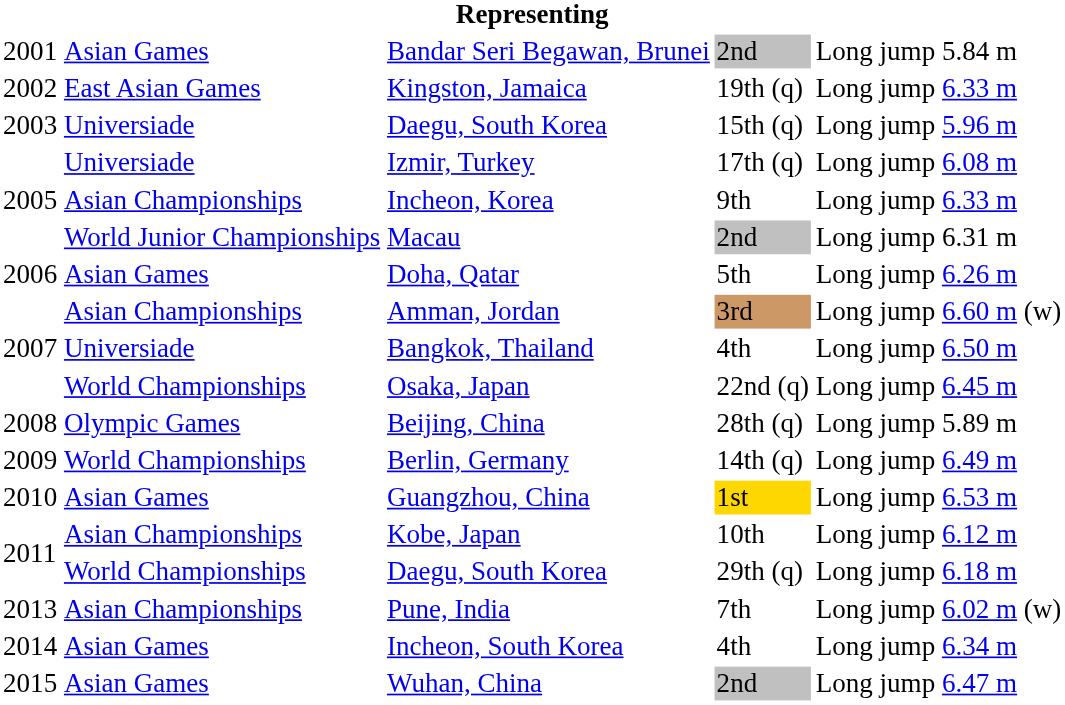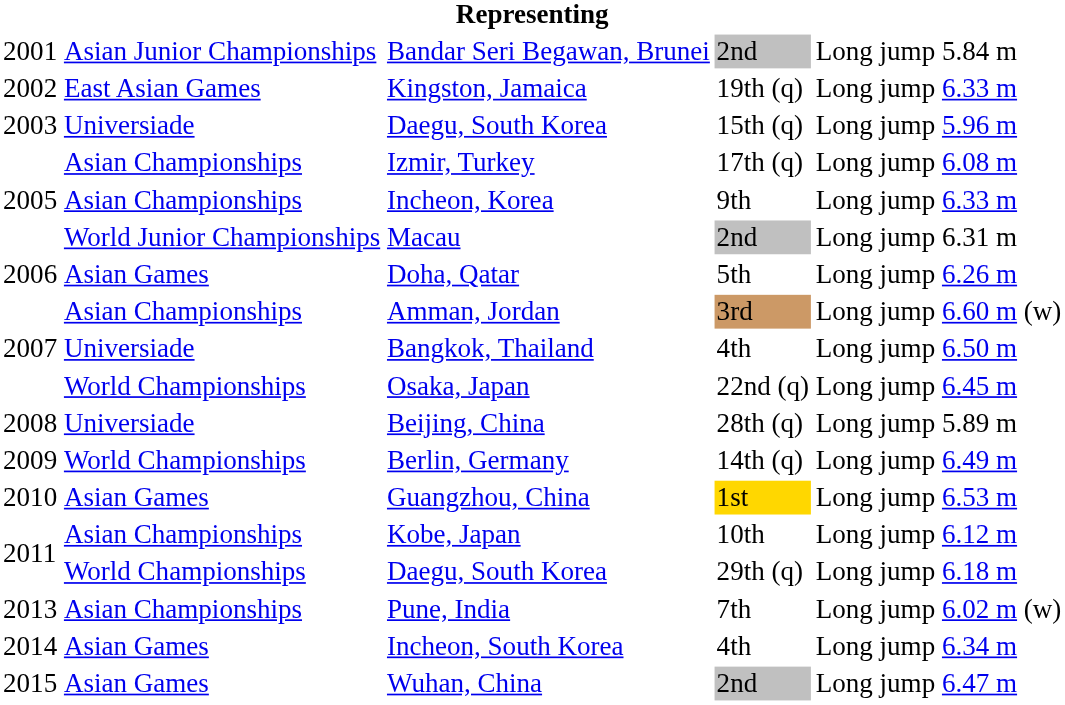(136, 51) Asian Games -> (220, 51) Asian Junior Championships
(129, 162) Universiade -> (183, 162) Asian Championships
(152, 422) Olympic Games -> (129, 422) Universiade
